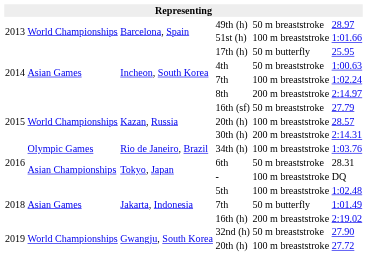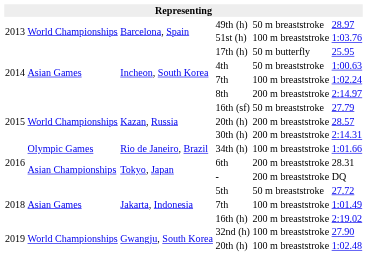(347, 38) 1:01.66 -> (347, 38) 1:03.76
(291, 121) 100 m breaststroke -> (291, 121) 200 m breaststroke
(347, 149) 1:03.76 -> (347, 149) 1:01.66
(288, 163) 50 m breaststroke -> (291, 163) 200 m breaststroke
(291, 177) 100 m breaststroke -> (291, 177) 200 m breaststroke
(291, 190) 100 m breaststroke -> (288, 190) 50 m breaststroke
(347, 190) 1:02.48 -> (343, 190) 27.72
(281, 204) 50 m butterfly -> (291, 204) 100 m breaststroke
(288, 232) 50 m breaststroke -> (291, 232) 100 m breaststroke
(343, 246) 27.72 -> (347, 246) 1:02.48
